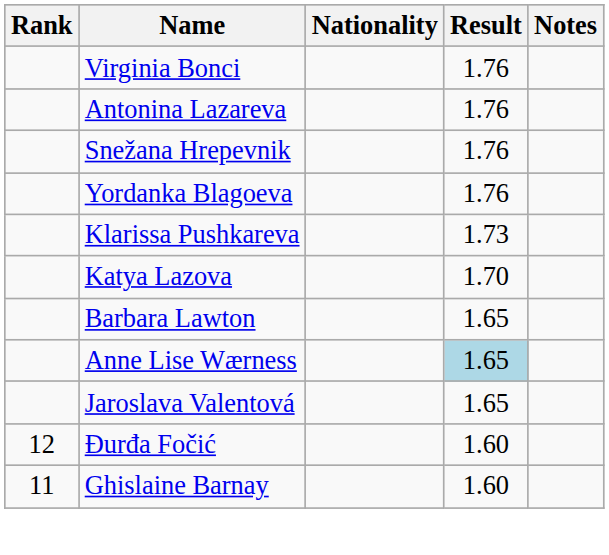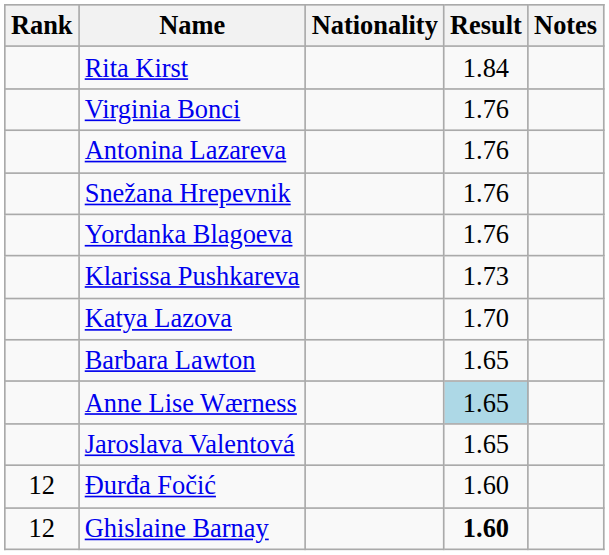+ row: (136, 67)
(42, 485) 11 -> (42, 527) 12
(486, 485) normal -> (486, 527) bold
